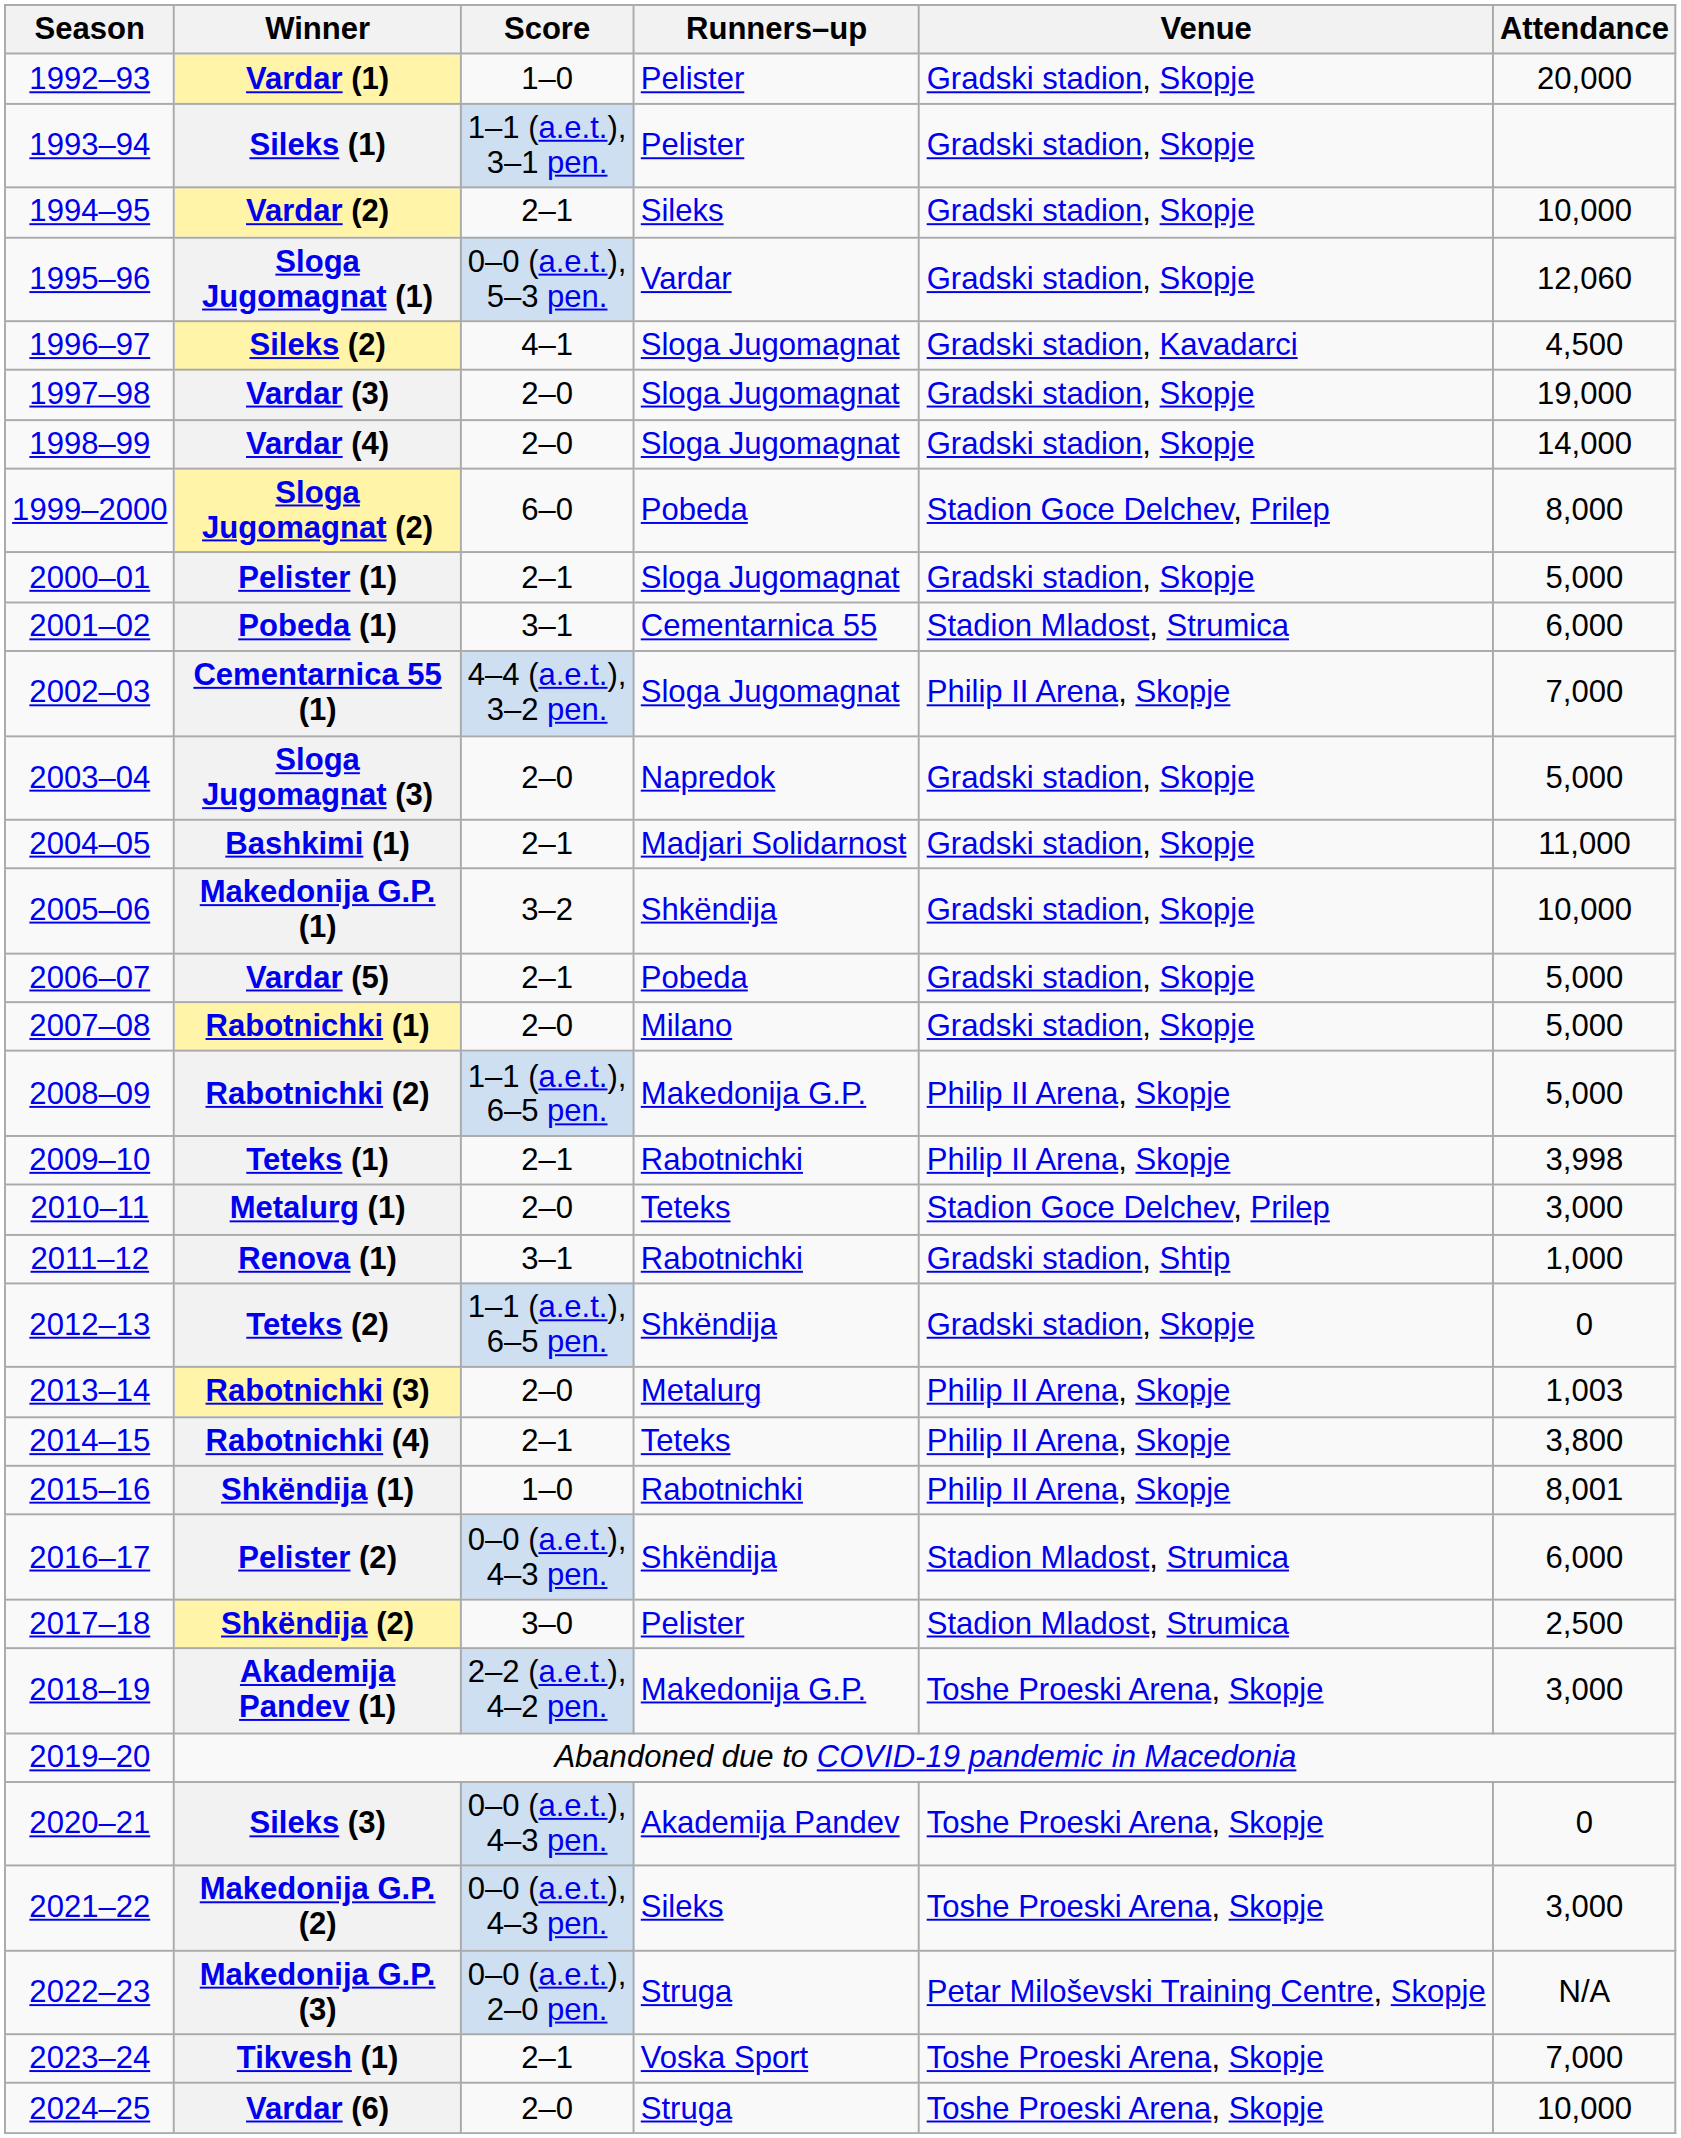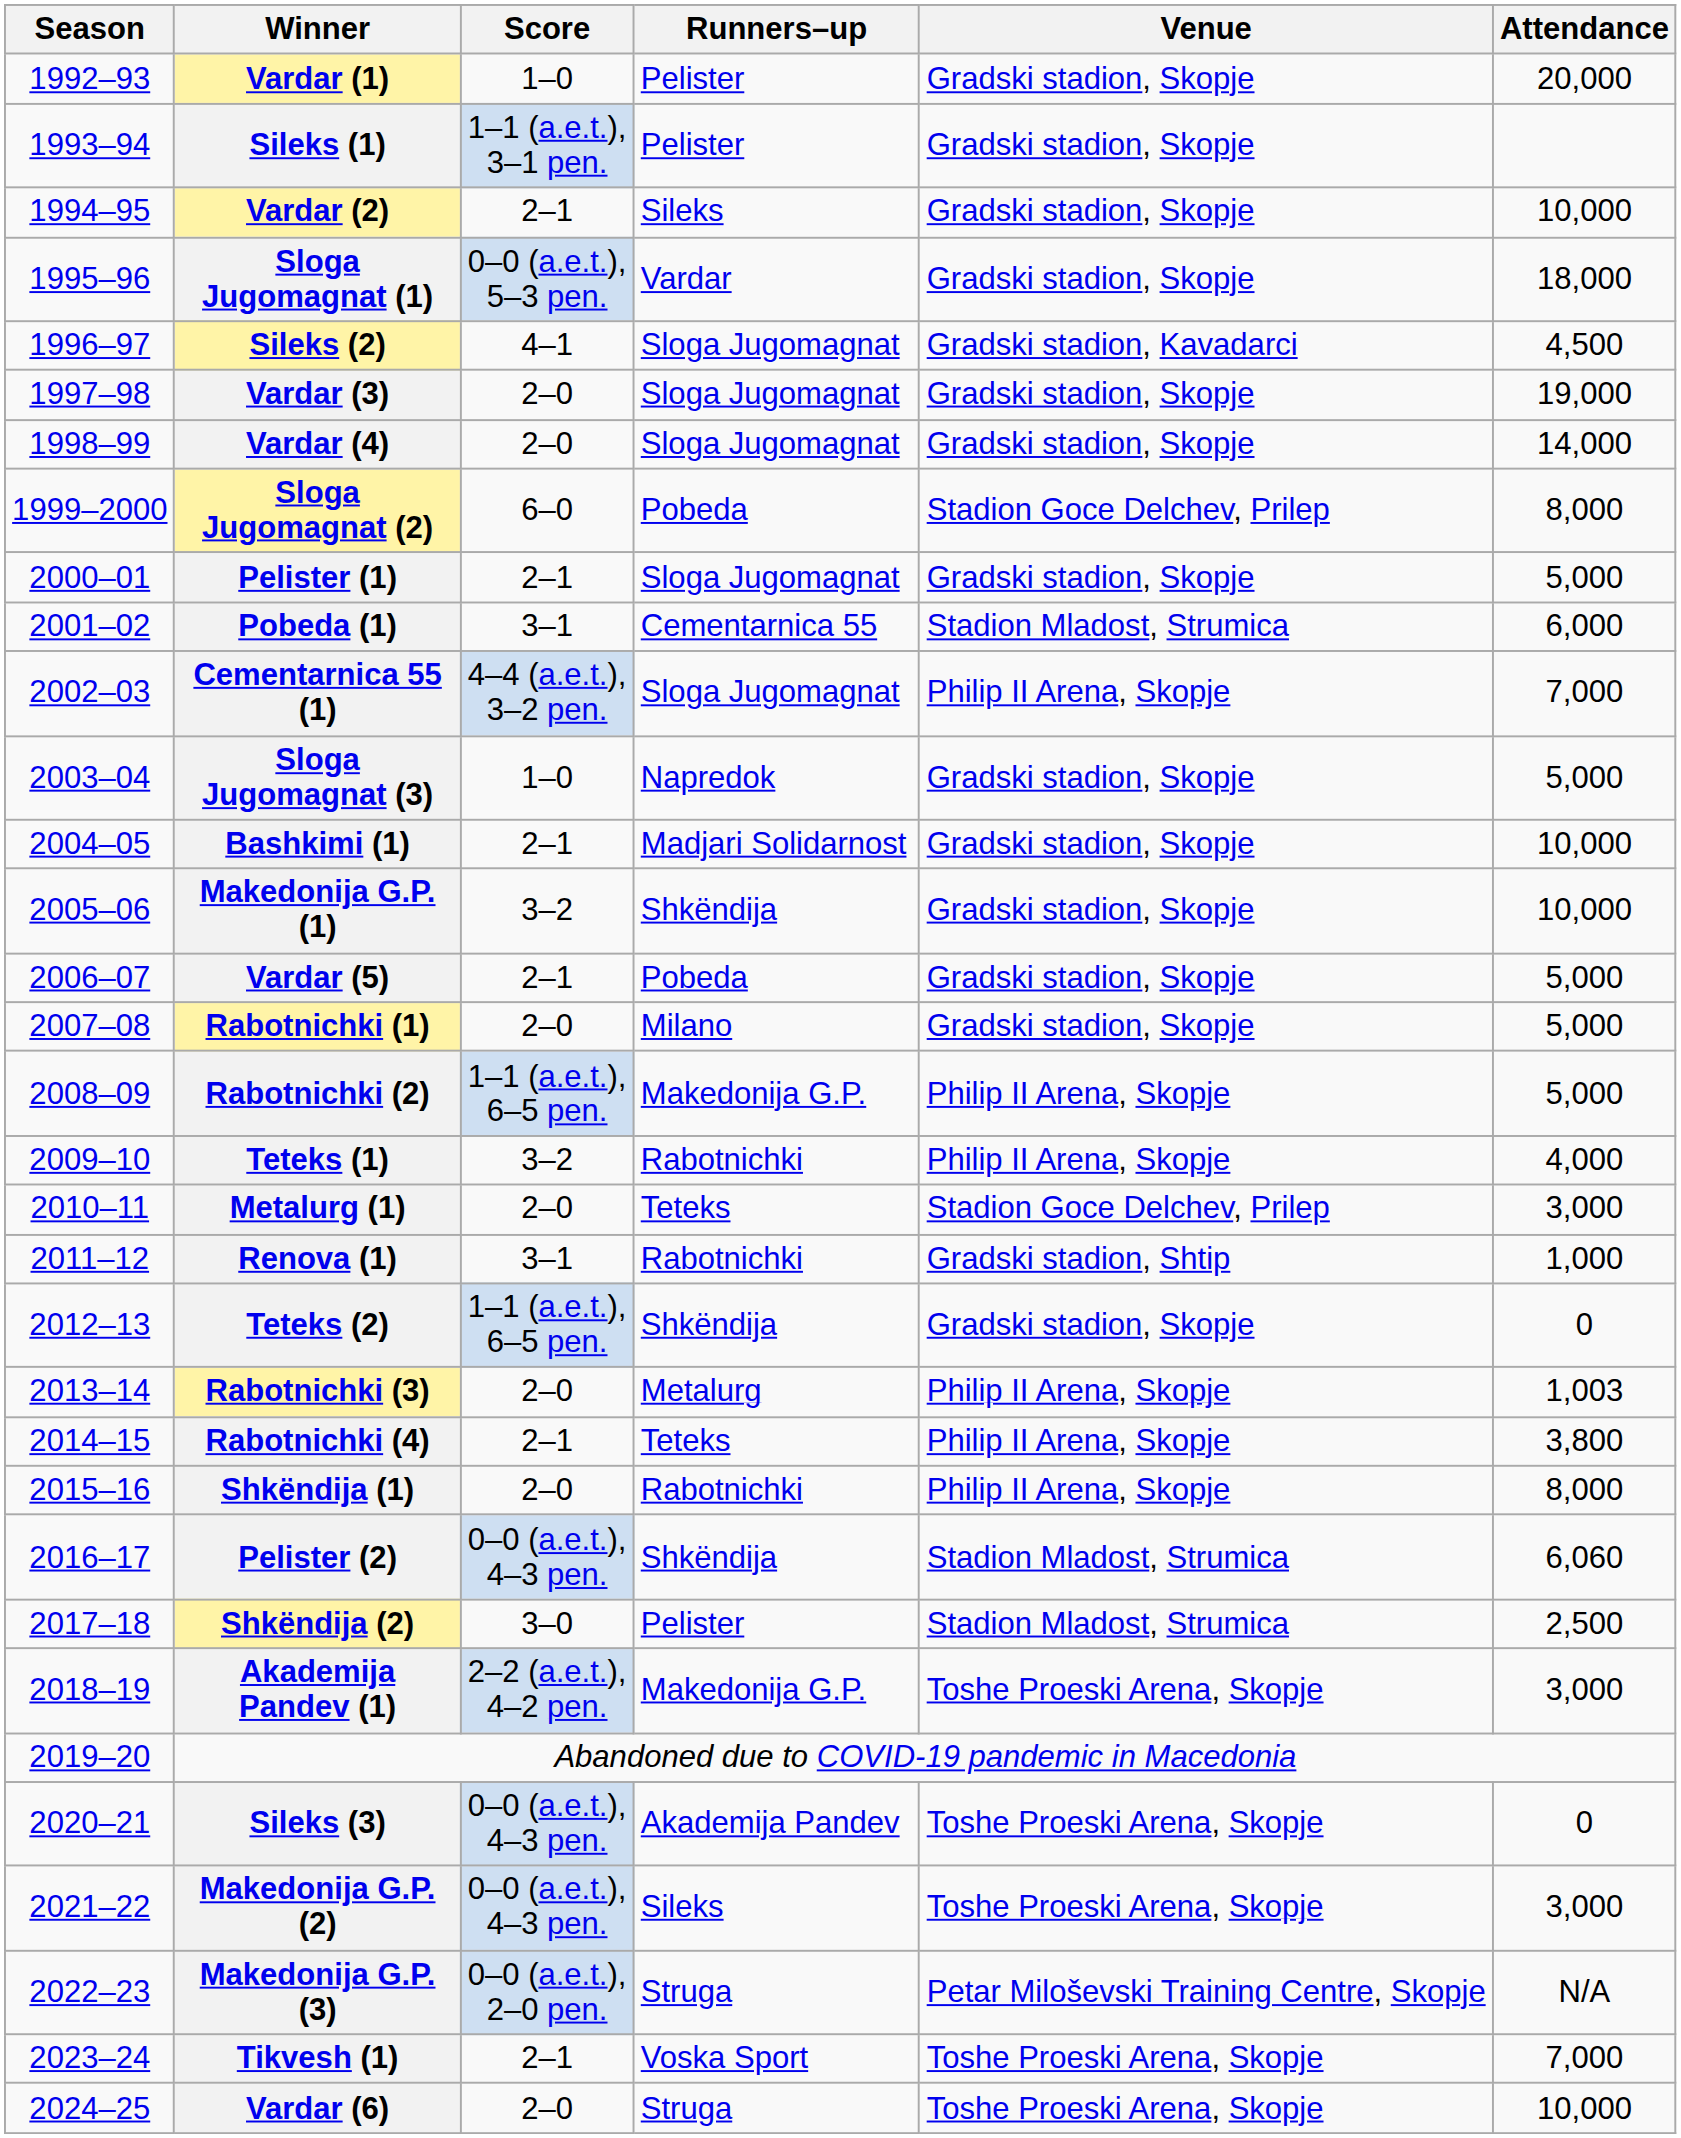(1584, 278) 12,060 -> (1584, 278) 18,000
(547, 776) 2–0 -> (547, 776) 1–0
(1584, 843) 11,000 -> (1584, 843) 10,000
(547, 1159) 2–1 -> (547, 1159) 3–2
(1584, 1159) 3,998 -> (1584, 1159) 4,000
(547, 1489) 1–0 -> (547, 1489) 2–0
(1584, 1489) 8,001 -> (1584, 1489) 8,000
(1584, 1556) 6,000 -> (1584, 1556) 6,060
